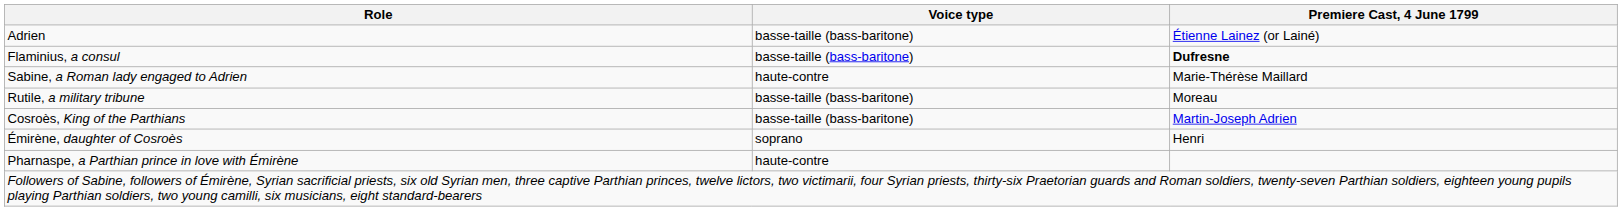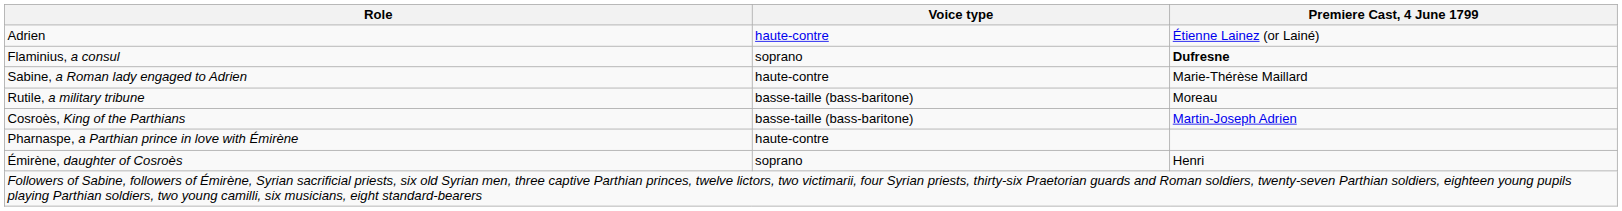(834, 35) basse-taille (bass-baritone) -> (792, 35) haute-contre
(834, 56) basse-taille (bass-baritone) -> (779, 56) soprano
rows swapped: (95, 139) <-> (153, 160)
